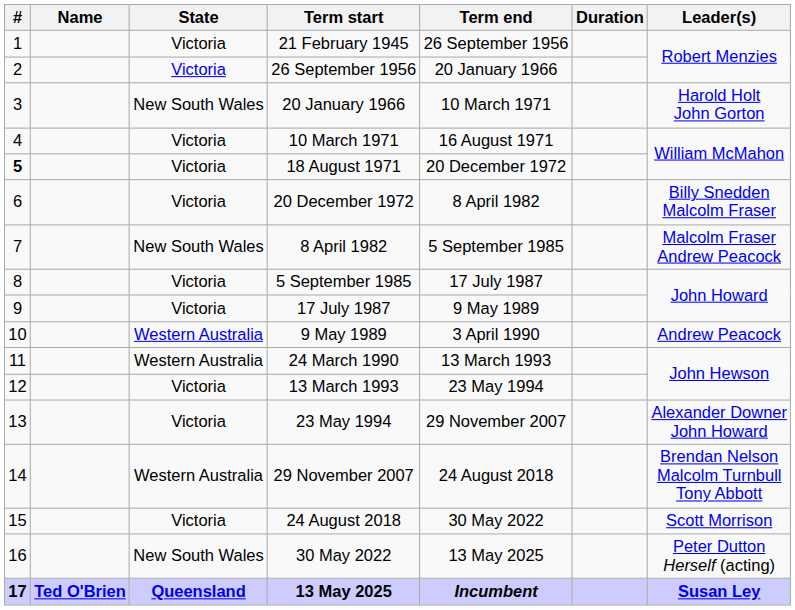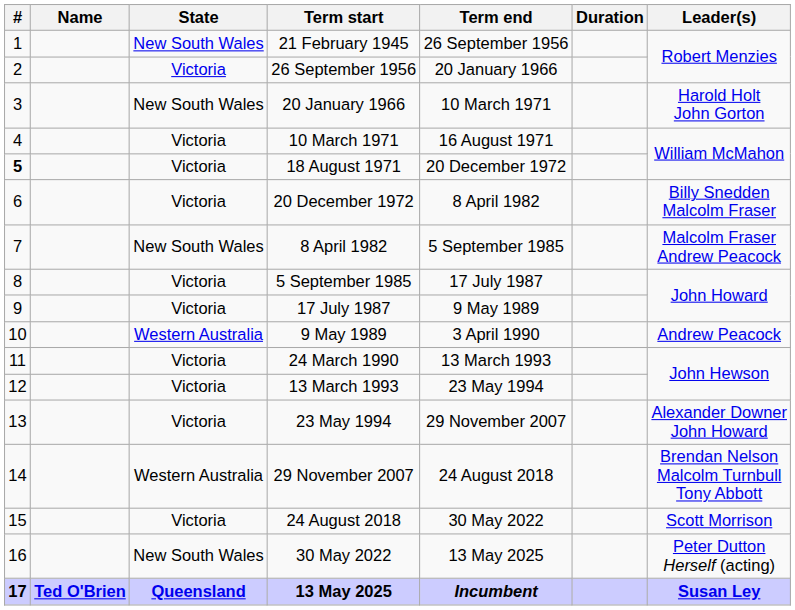(199, 43) Victoria -> (199, 43) New South Wales
(199, 360) Western Australia -> (199, 360) Victoria
